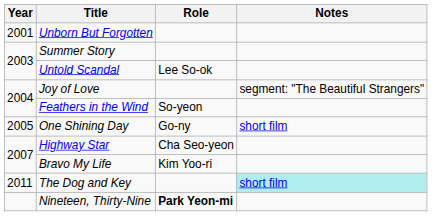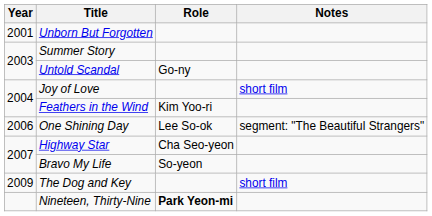(185, 70) Lee So-ok -> (174, 70) Go-ny
(332, 88) segment: "The Beautiful Strangers" -> (263, 88) short film
(180, 107) So-yeon -> (185, 107) Kim Yoo-ri
(20, 126) 2005 -> (20, 126) 2006
(174, 126) Go-ny -> (185, 126) Lee So-ok
(263, 126) short film -> (332, 126) segment: "The Beautiful Strangers"
(185, 164) Kim Yoo-ri -> (180, 164) So-yeon
(20, 182) 2011 -> (20, 182) 2009
(263, 182) paleturquoise background -> (263, 182) no background
